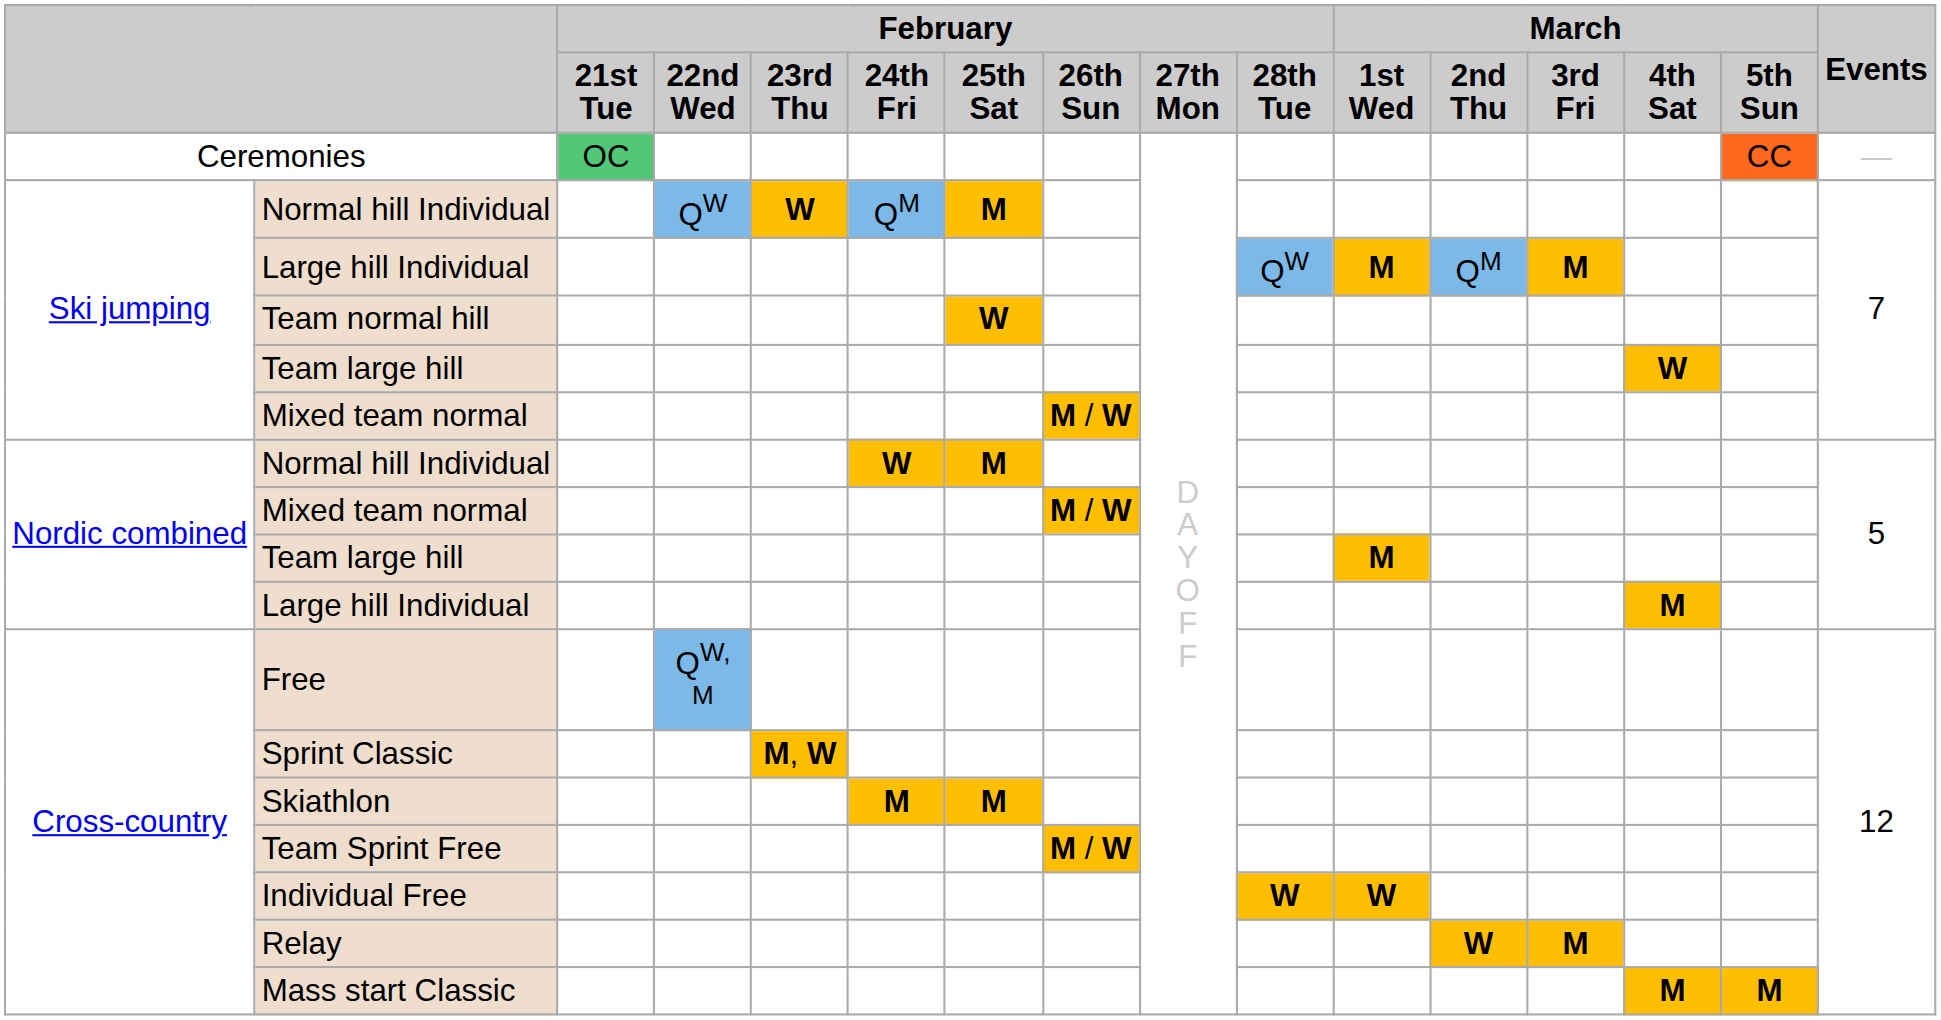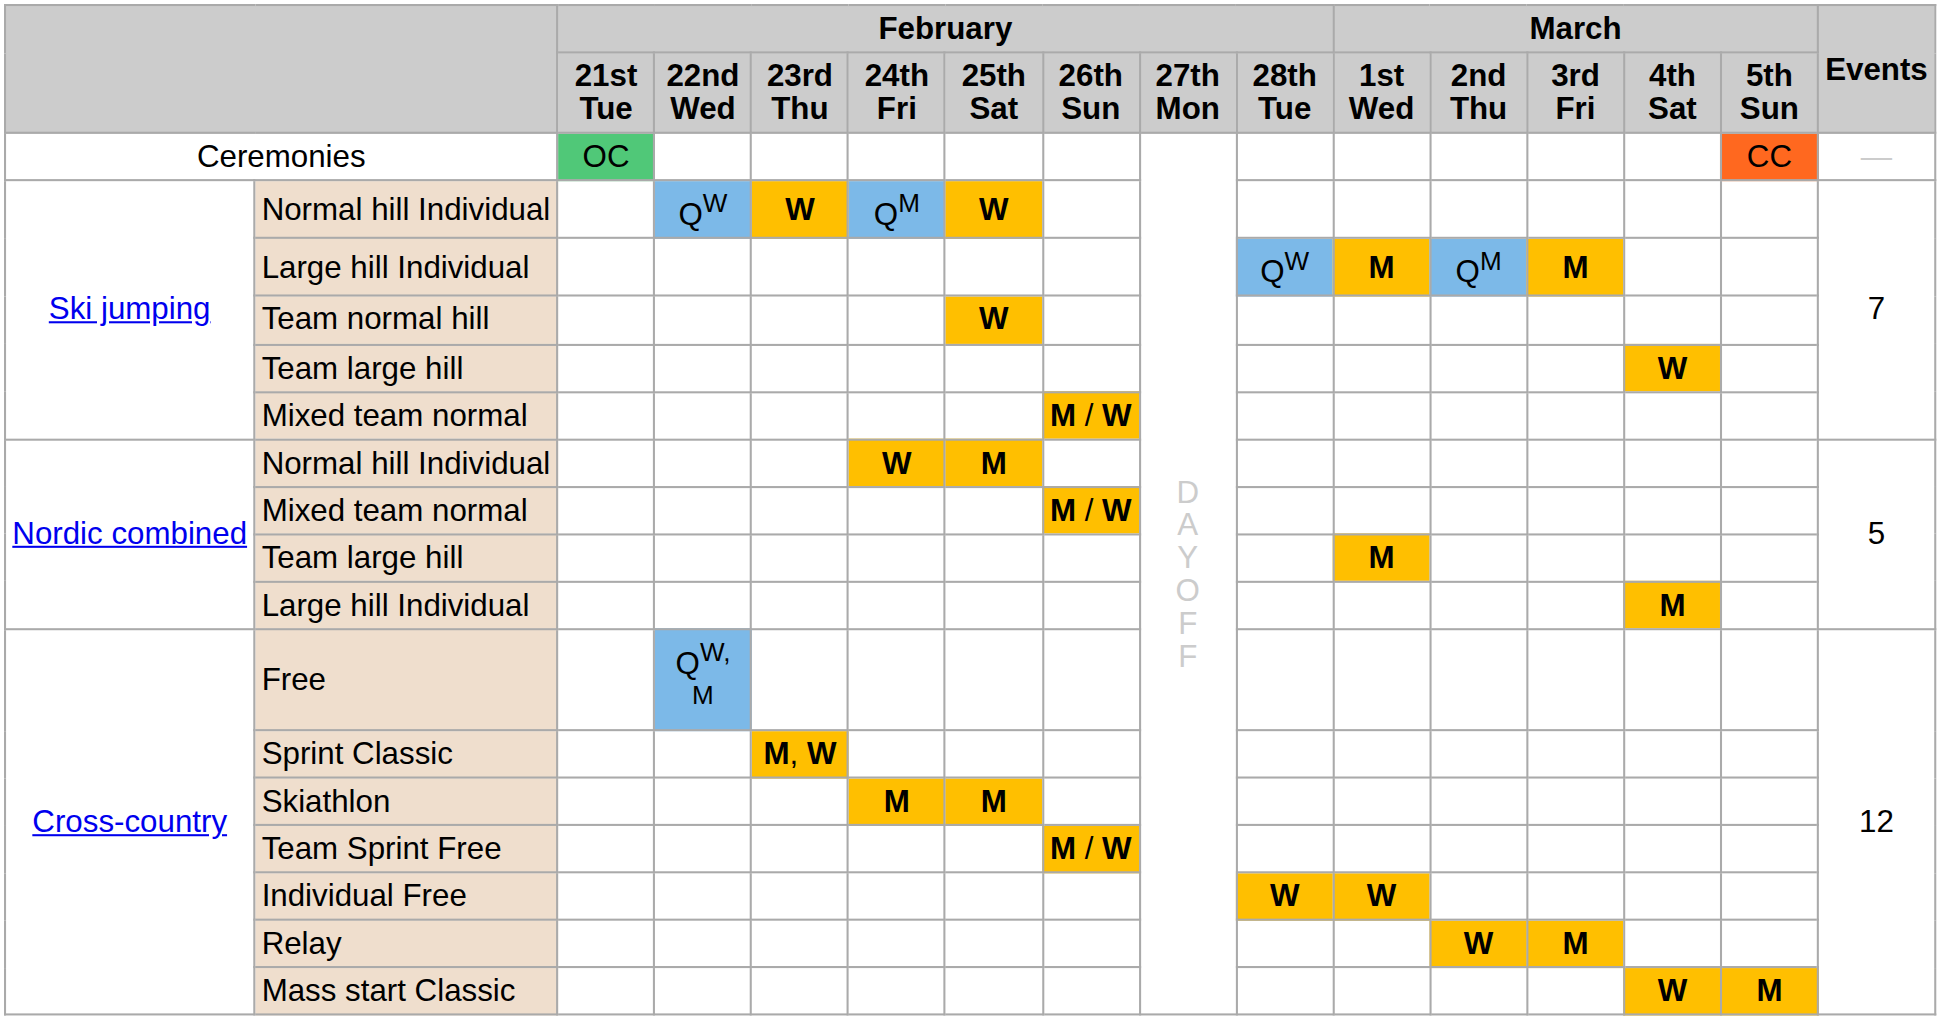(994, 209) M -> (994, 209) W
(1672, 991) M -> (1672, 991) W
